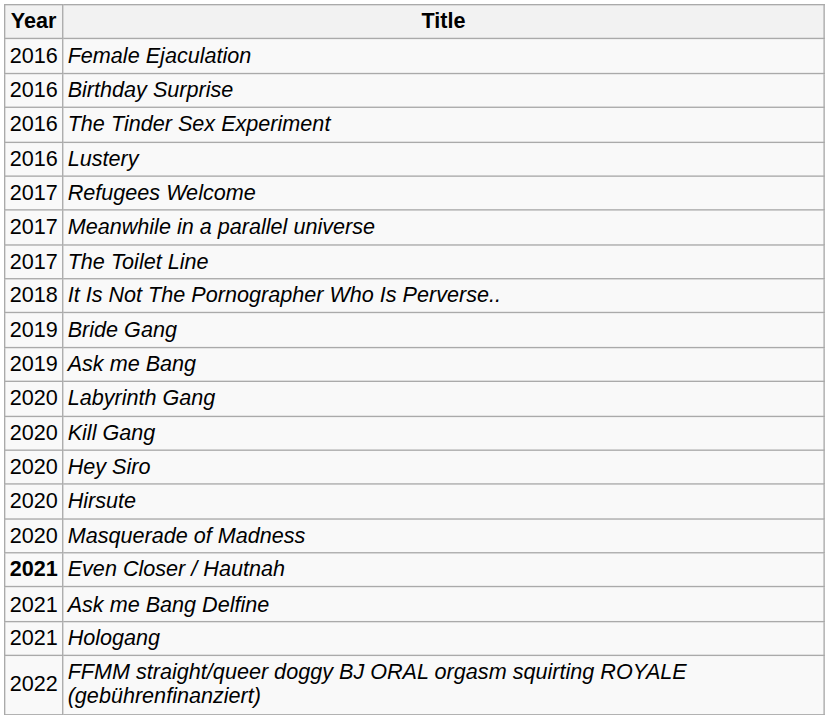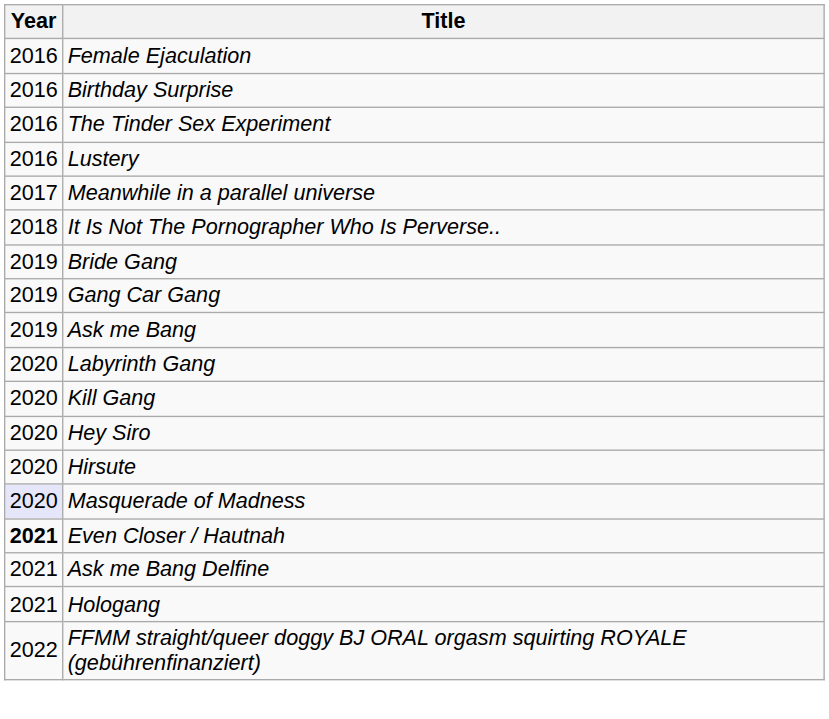- row: (162, 192)
- row: (138, 261)
+ row: (144, 295)
(34, 535) no background -> (34, 501) lavender background
